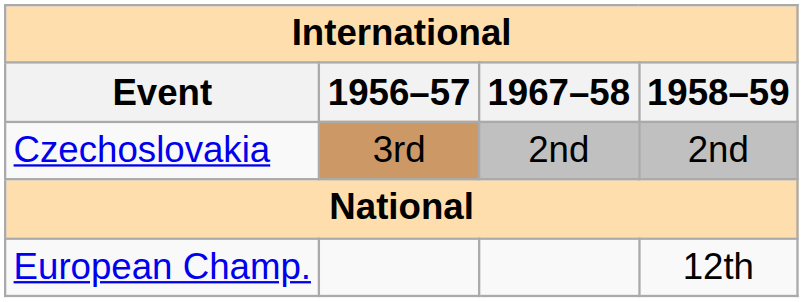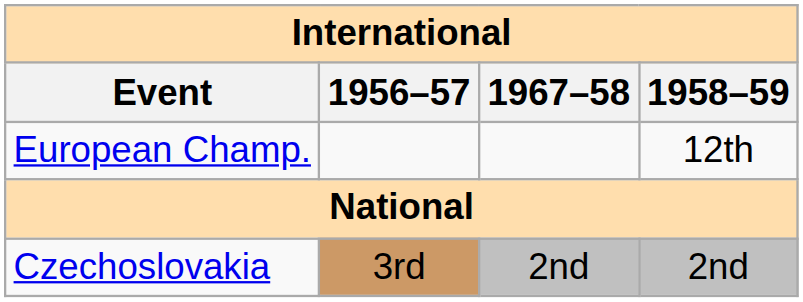rows swapped: (162, 265) <-> (142, 149)
